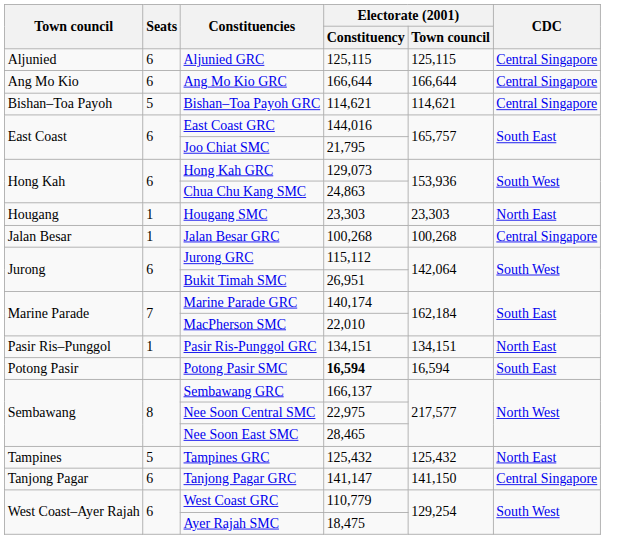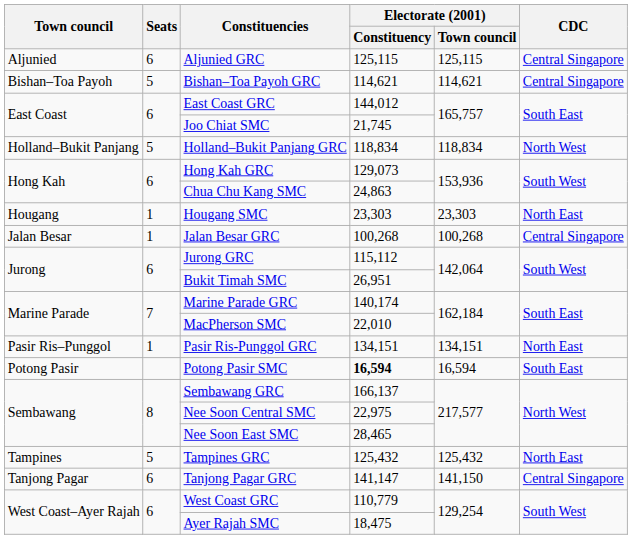- row: (235, 81)
(349, 125) 144,016 -> (376, 103) 144,012
(346, 147) 21,795 -> (372, 125) 21,745
+ row: (265, 147)
